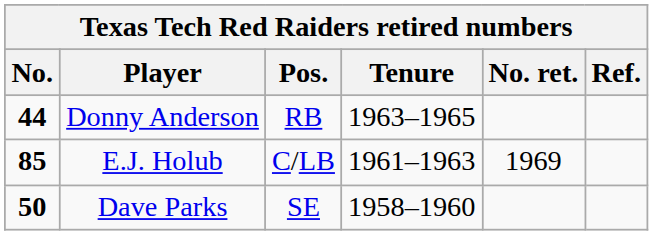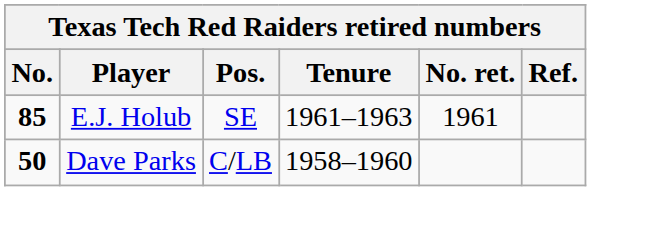- row: (163, 116)
(303, 161) C/LB -> (240, 116) SE
(533, 161) 1969 -> (470, 116) 1961
(303, 206) SE -> (240, 161) C/LB
